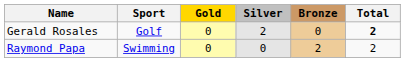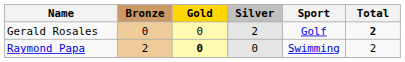columns swapped: (149, 13) <-> (318, 13)
(208, 48) normal -> (200, 48) bold
